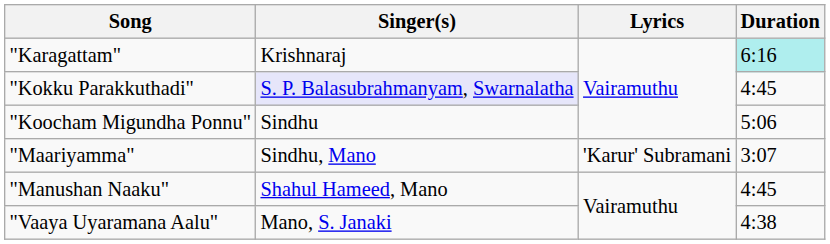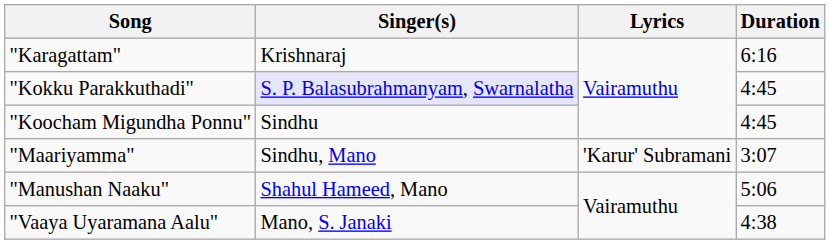(759, 55) paleturquoise background -> (759, 55) no background
(759, 122) 5:06 -> (759, 122) 4:45
(759, 189) 4:45 -> (759, 189) 5:06
